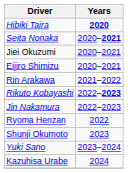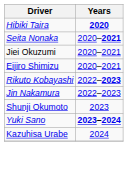- row: (31, 80)
- row: (36, 121)
(99, 148) normal -> (99, 121) bold
